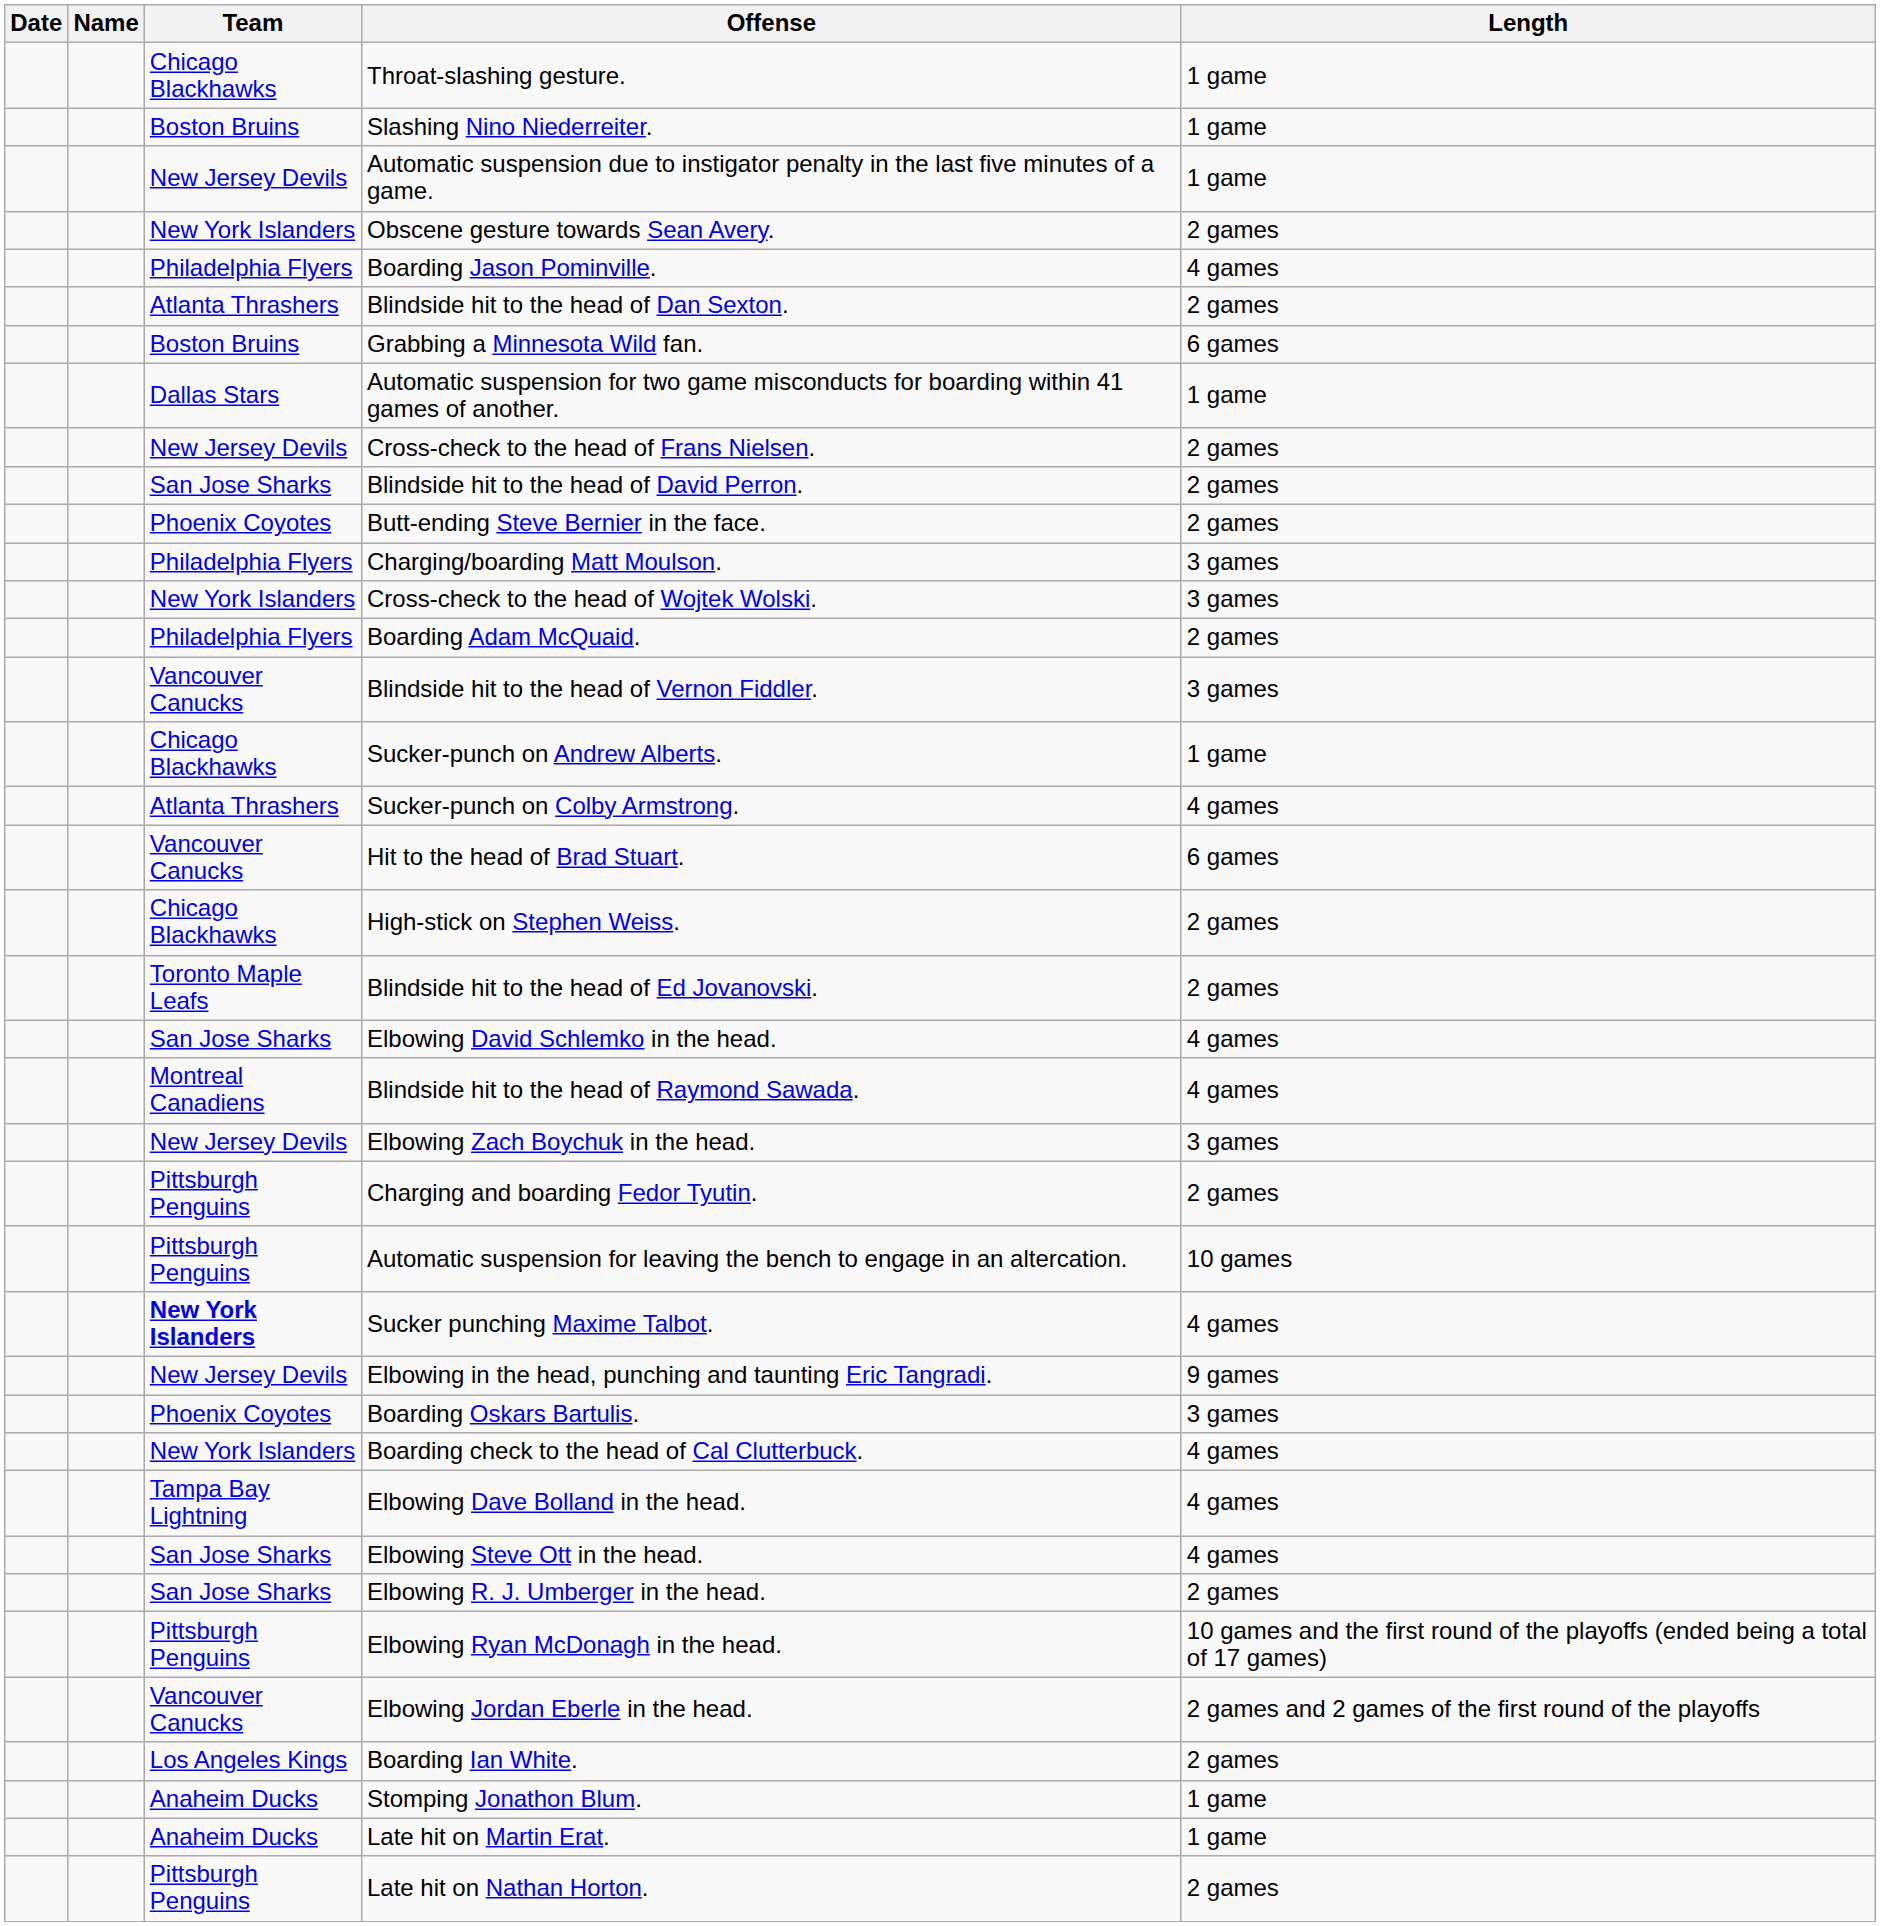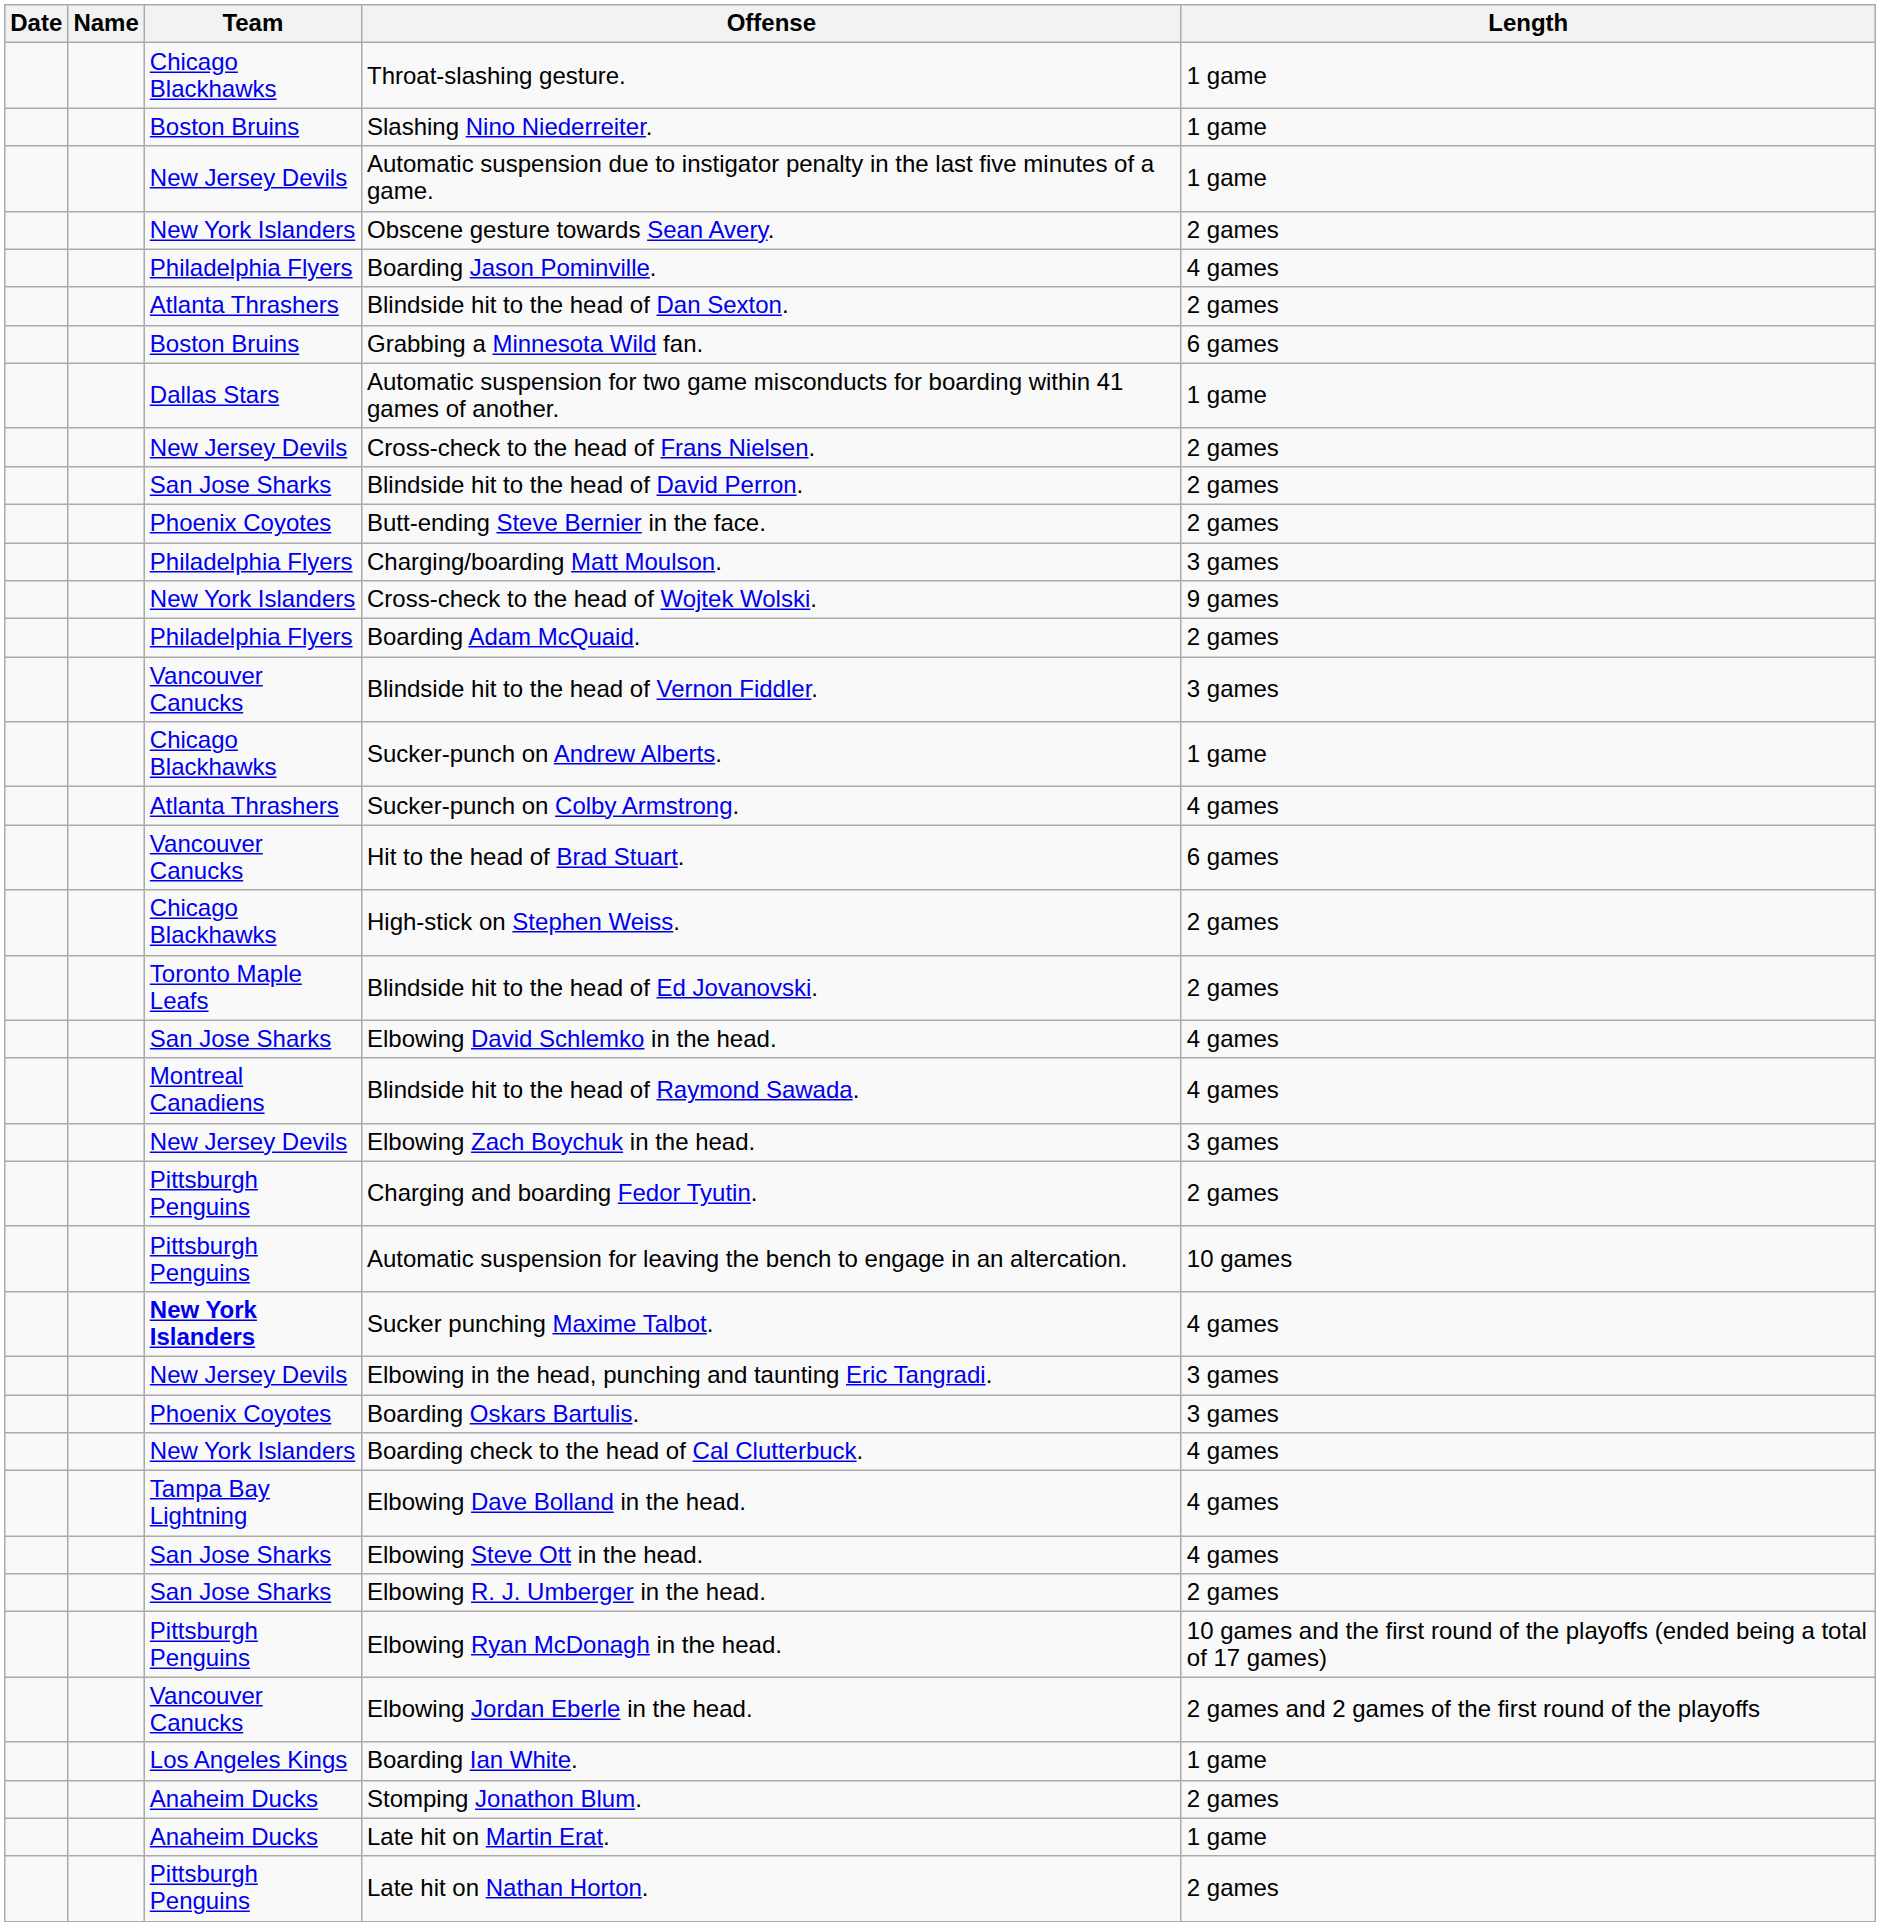(1233, 599) 3 games -> (1233, 599) 9 games
(1233, 1375) 9 games -> (1233, 1375) 3 games
(1233, 1760) 2 games -> (1227, 1760) 1 game
(1227, 1798) 1 game -> (1233, 1798) 2 games
